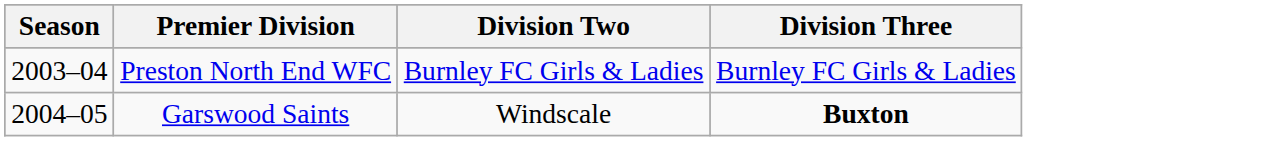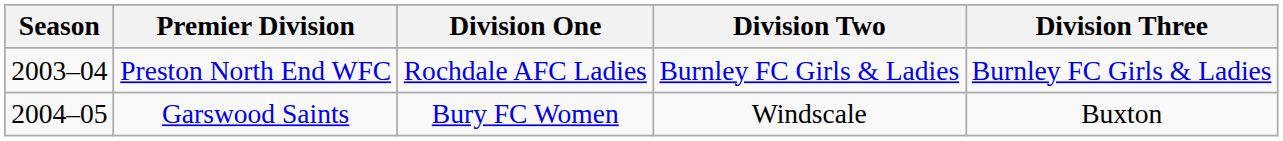+ column: (525, 26)
(866, 113) bold -> (1122, 113) normal
